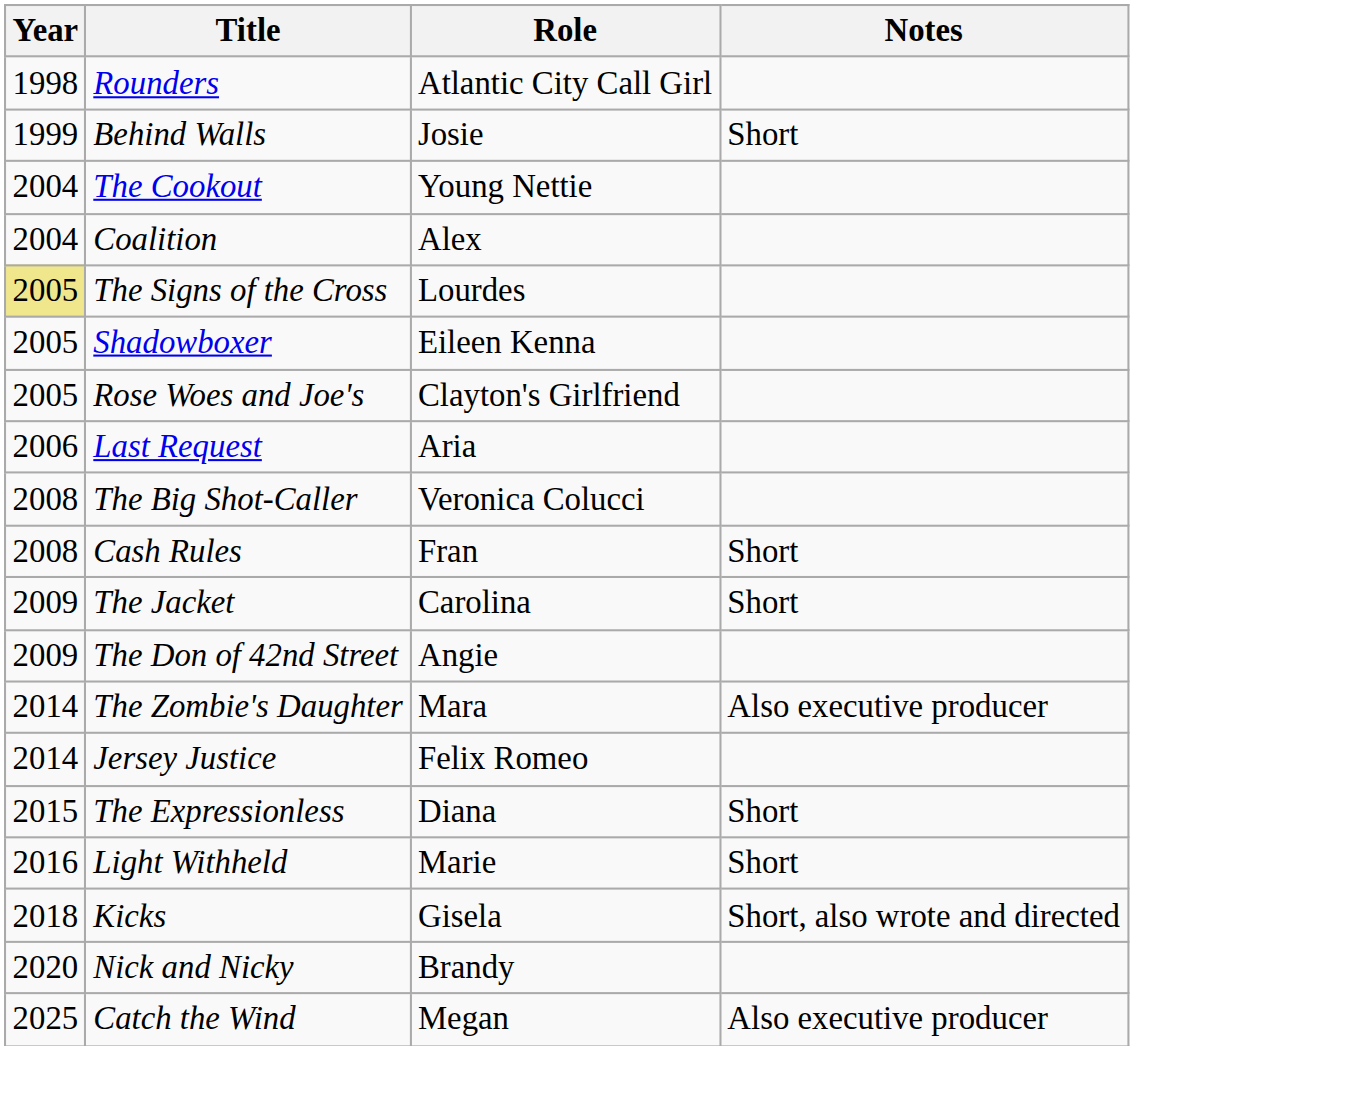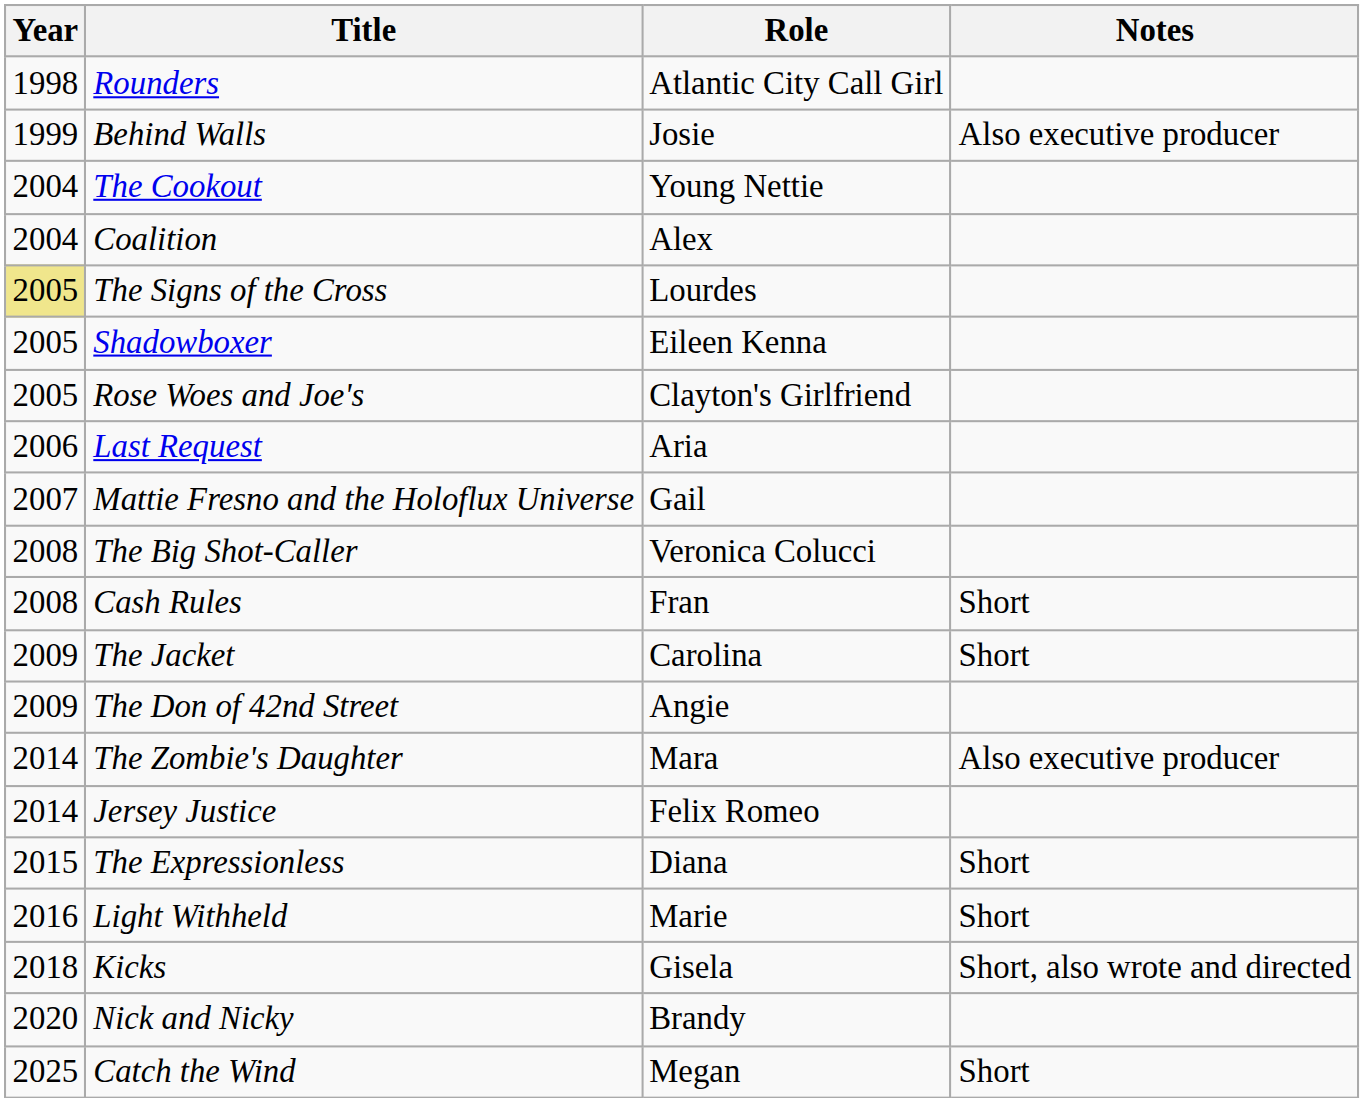(763, 134) Short -> (1119, 134) Also executive producer
+ row: (364, 498)
(888, 1018) Also executive producer -> (994, 1070) Short
